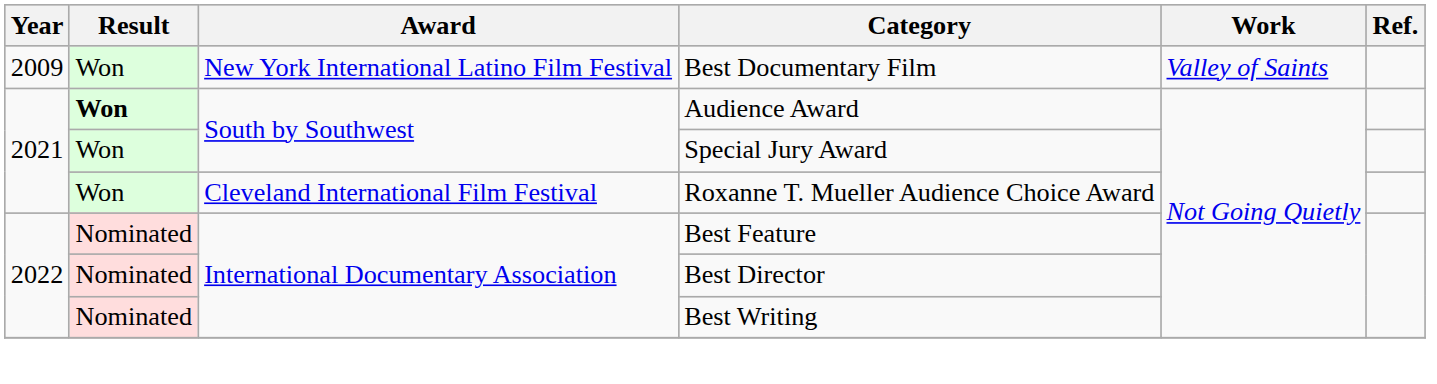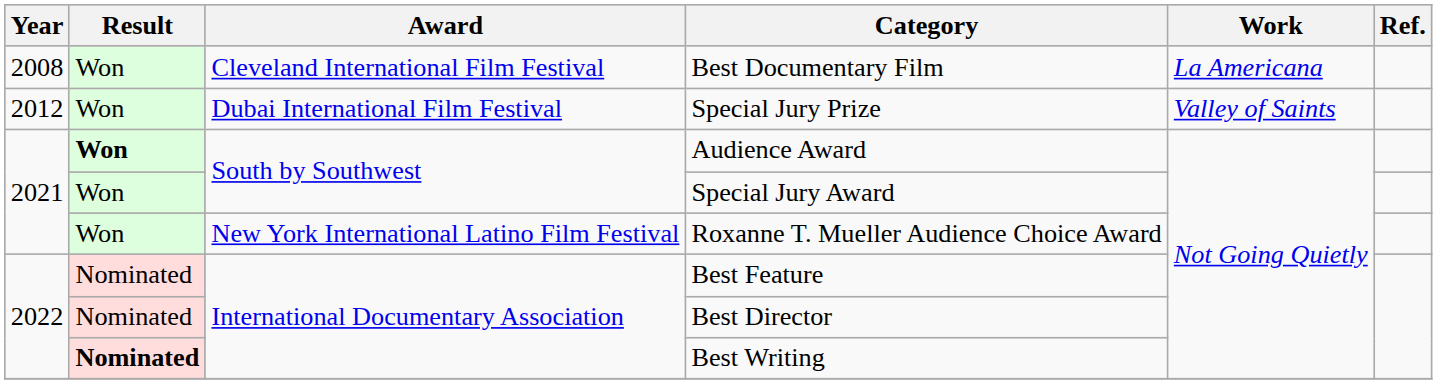(37, 66) 2009 -> (37, 66) 2008
(438, 66) New York International Latino Film Festival -> (408, 66) Cleveland International Film Festival
(1247, 66) Valley of Saints -> (1248, 66) La Americana
+ row: (786, 108)
(401, 191) Cleveland International Film Festival -> (445, 233) New York International Latino Film Festival
(134, 316) normal -> (137, 358) bold
